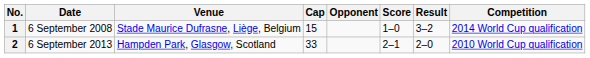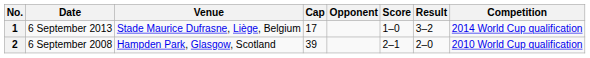(70, 28) 6 September 2008 -> (70, 28) 6 September 2013
(311, 28) 15 -> (311, 28) 17
(70, 45) 6 September 2013 -> (70, 45) 6 September 2008
(311, 45) 33 -> (311, 45) 39
